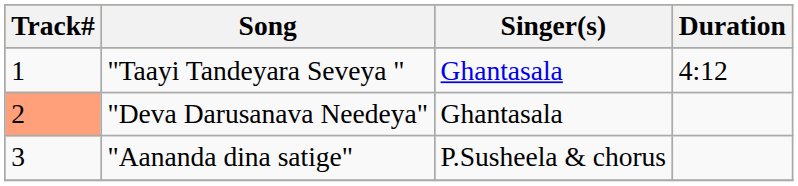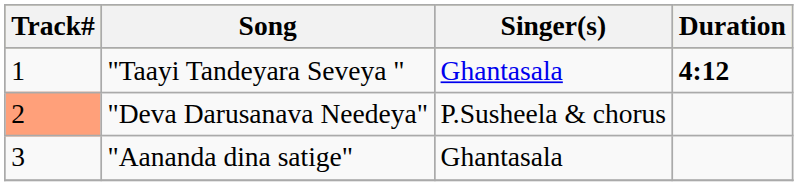(703, 69) normal -> (704, 69) bold
(502, 113) Ghantasala -> (553, 113) P.Susheela & chorus
(553, 157) P.Susheela & chorus -> (502, 157) Ghantasala
